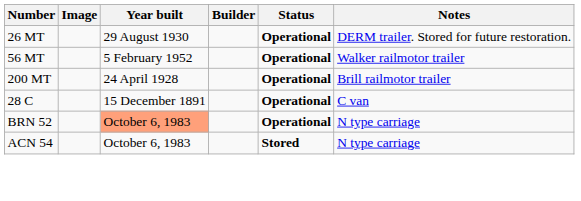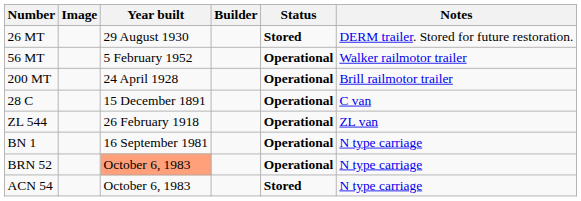(296, 36) Operational -> (283, 36) Stored
+ row: (27, 121)
+ row: (22, 143)
